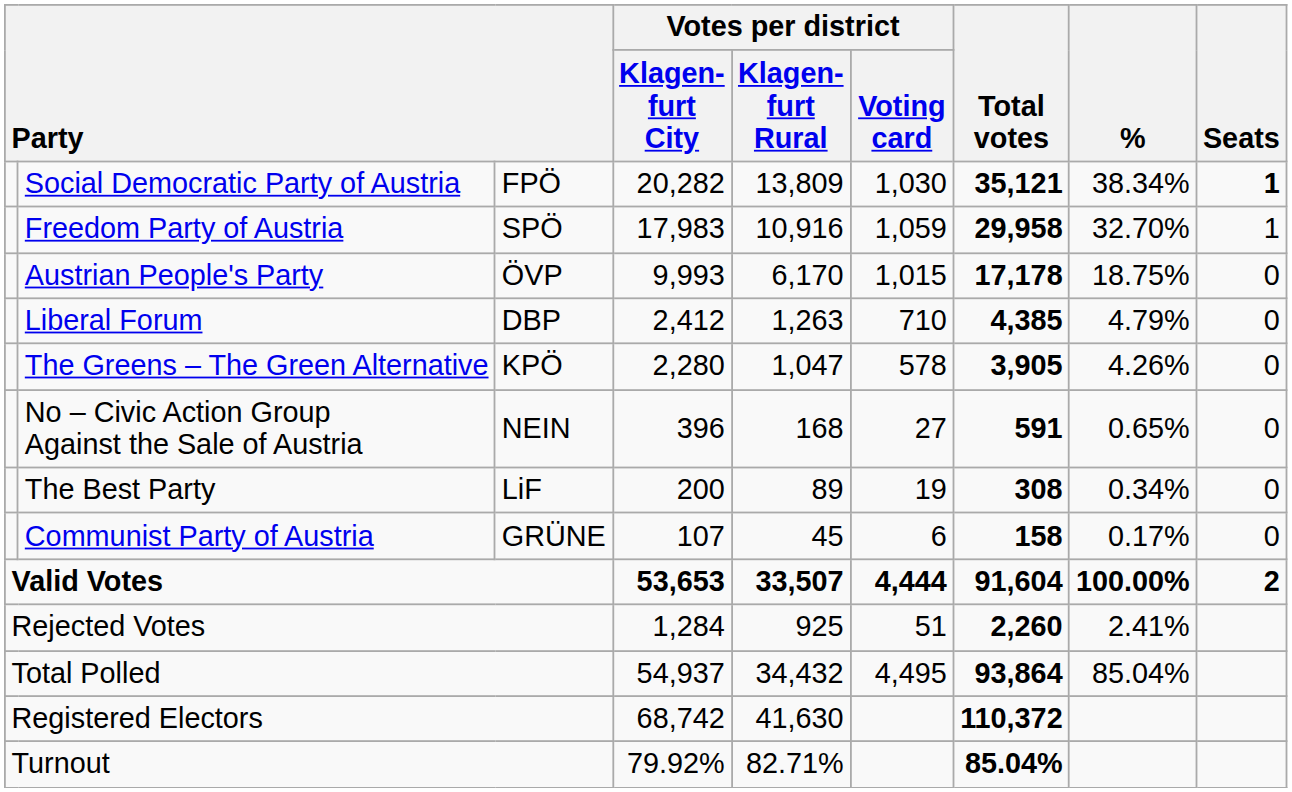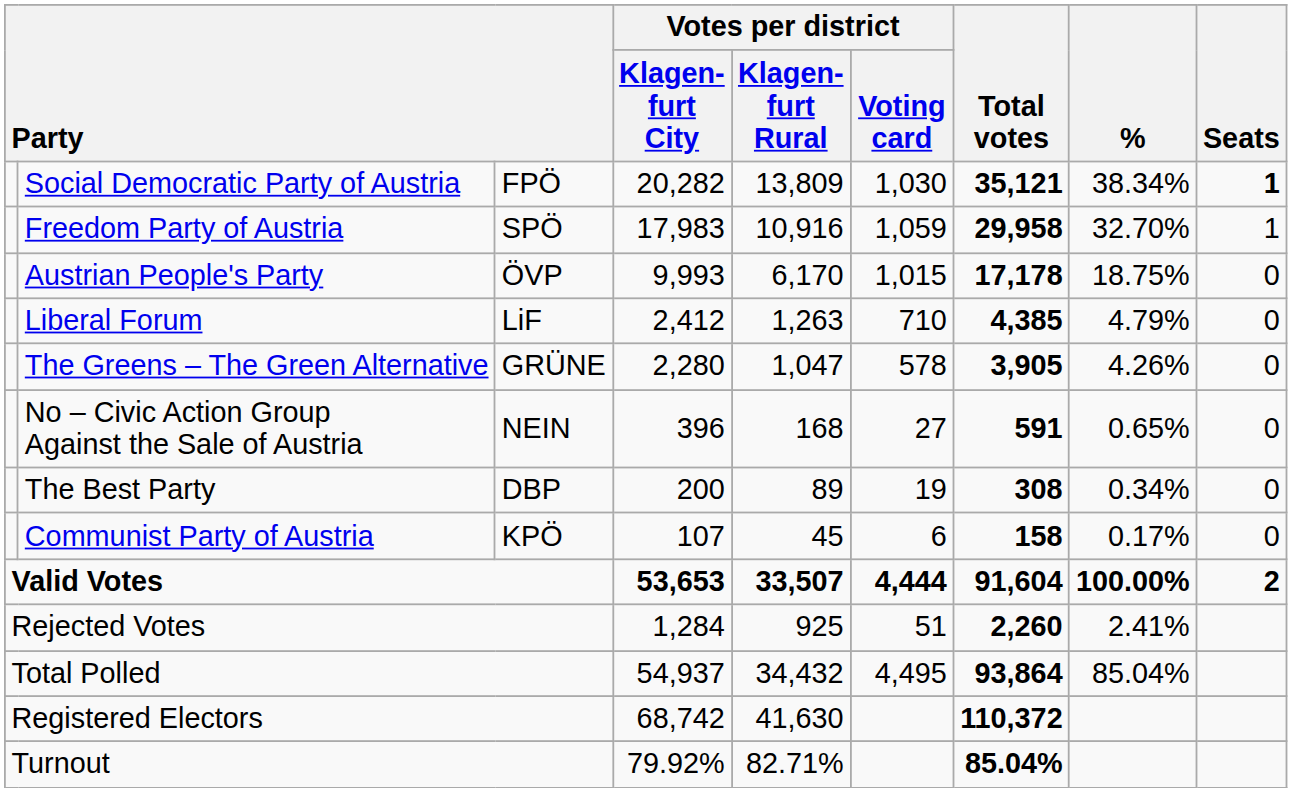(531, 320) DBP -> (522, 320) LiF
(532, 366) KPÖ -> (554, 366) GRÜNE
(522, 489) LiF -> (531, 489) DBP
(554, 535) GRÜNE -> (532, 535) KPÖ
